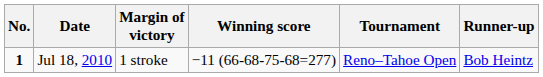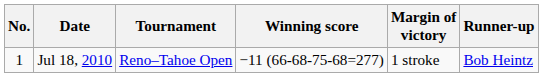columns swapped: (400, 26) <-> (152, 26)
(19, 60) bold -> (19, 60) normal
